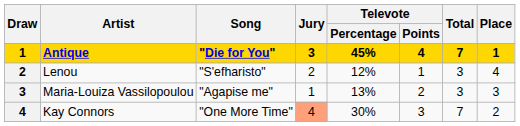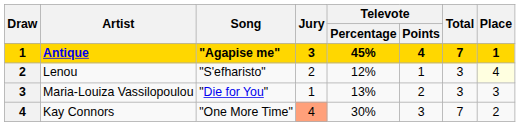(237, 53) "Die for You" -> (240, 53) "Agapise me"
(496, 72) no background -> (496, 72) lightyellow background
(236, 92) "Agapise me" -> (234, 92) "Die for You"
